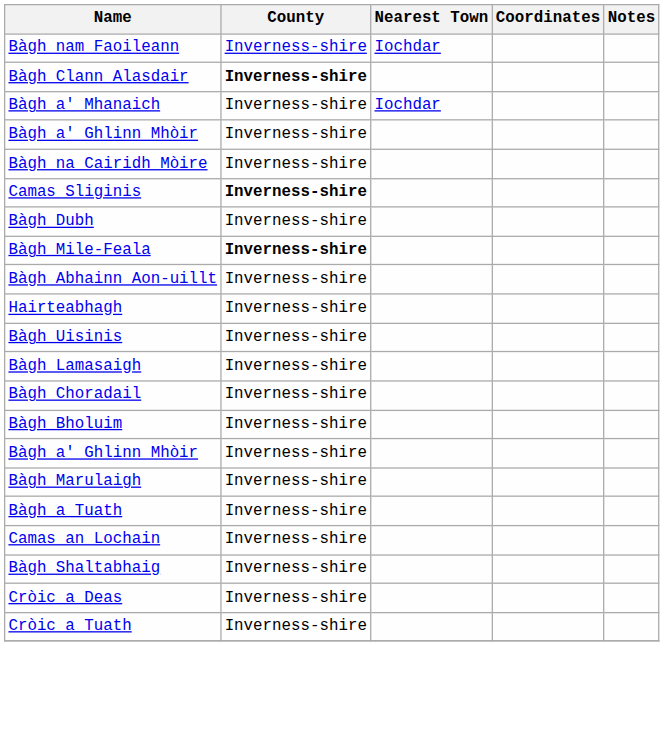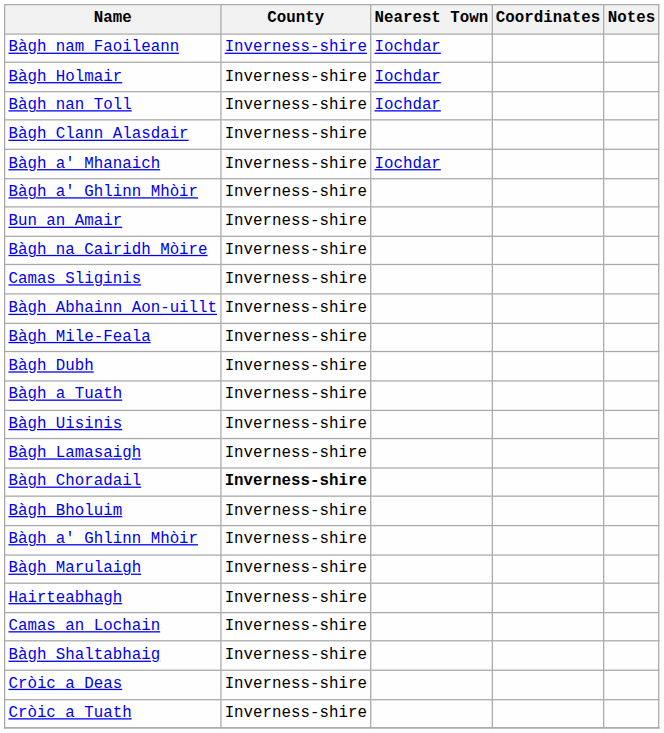+ row: (65, 77)
+ row: (70, 106)
(296, 77) bold -> (296, 135) normal
+ row: (65, 222)
(296, 193) bold -> (296, 279) normal
rows swapped: (51, 222) <-> (113, 279)
(296, 251) bold -> (296, 337) normal
rows swapped: (65, 511) <-> (65, 308)
(296, 395) normal -> (296, 482) bold
